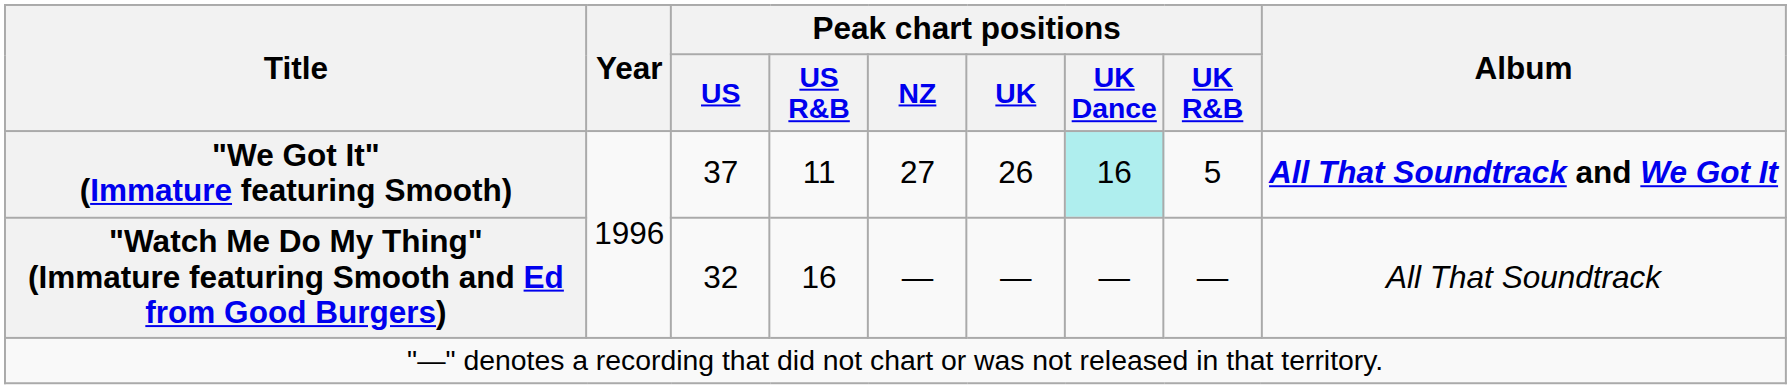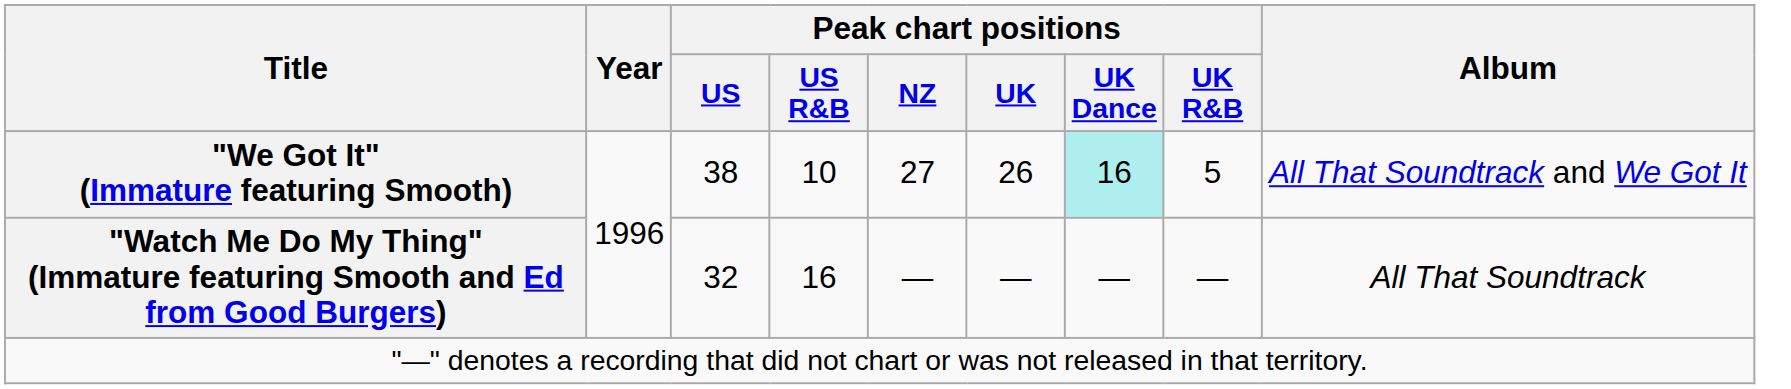(721, 173) 37 -> (721, 173) 38
(819, 173) 11 -> (819, 173) 10
(1524, 173) bold -> (1508, 173) normal
